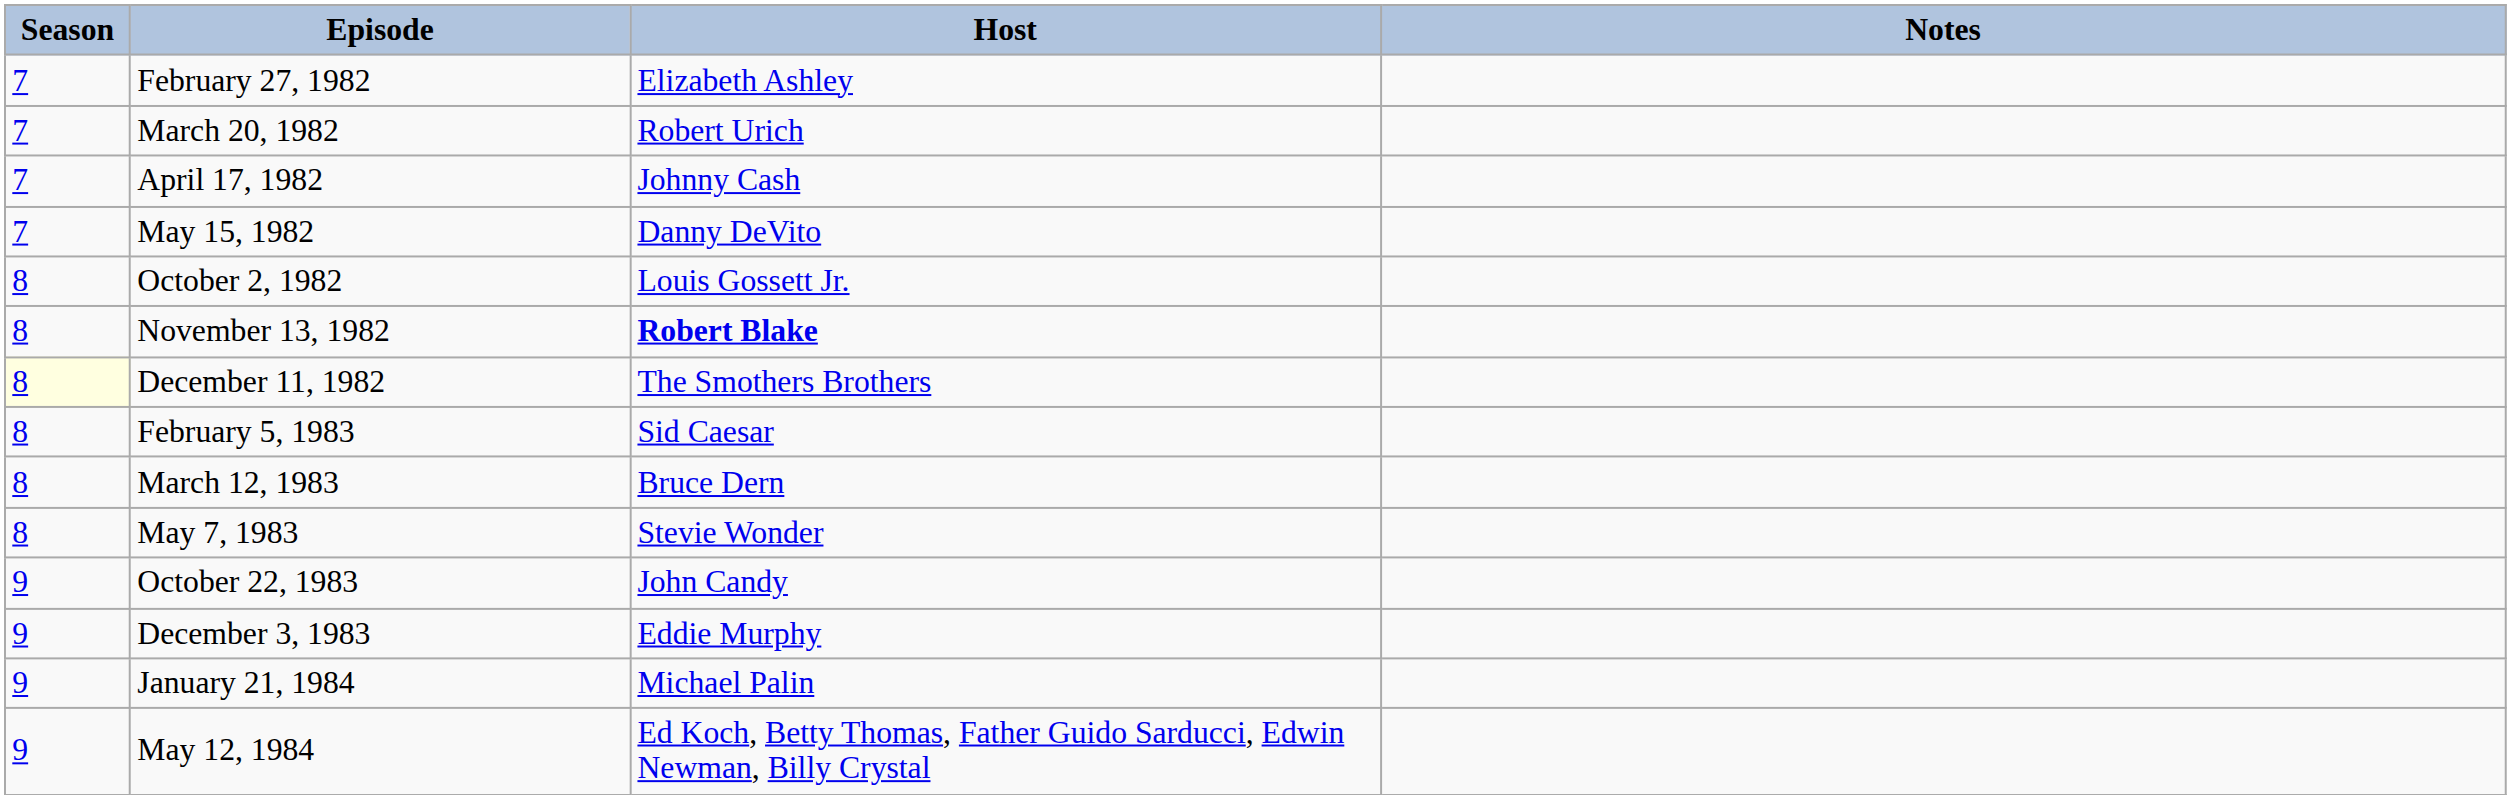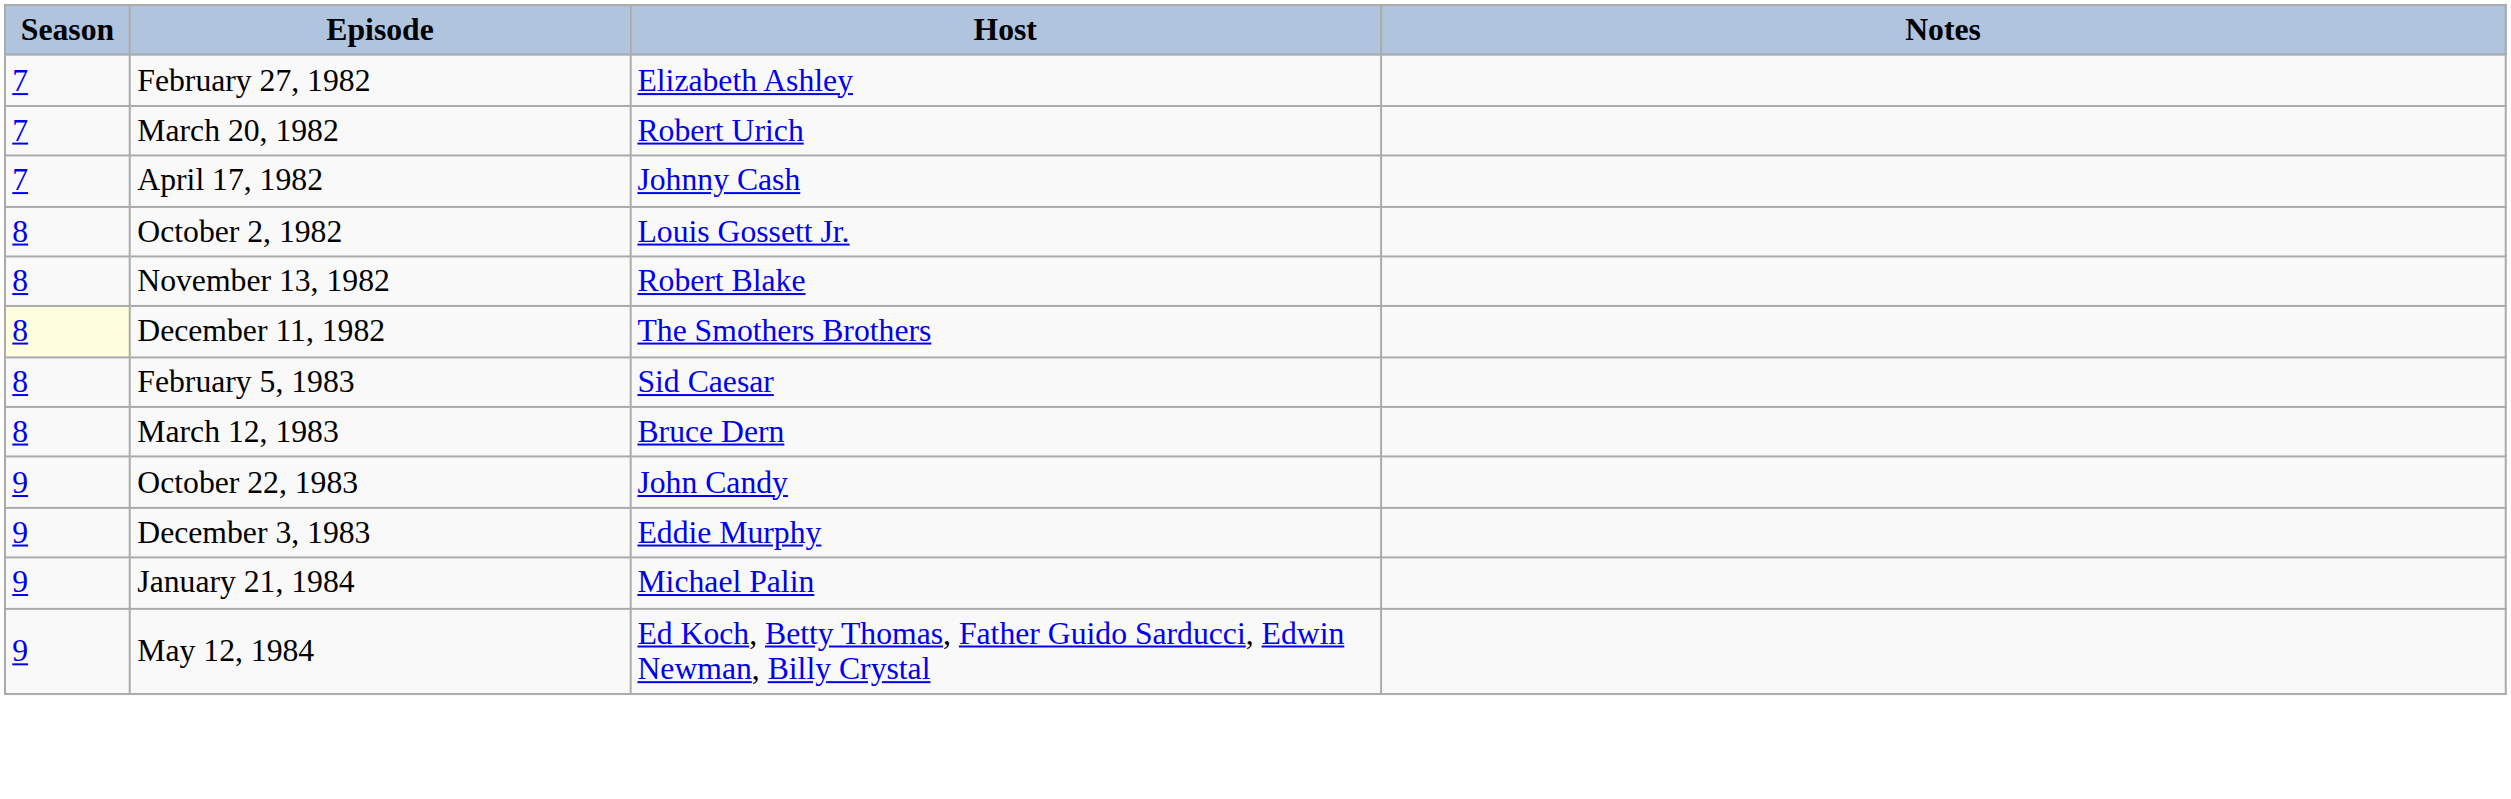- row: (226, 230)
(728, 331) bold -> (721, 280) normal
- row: (218, 532)
